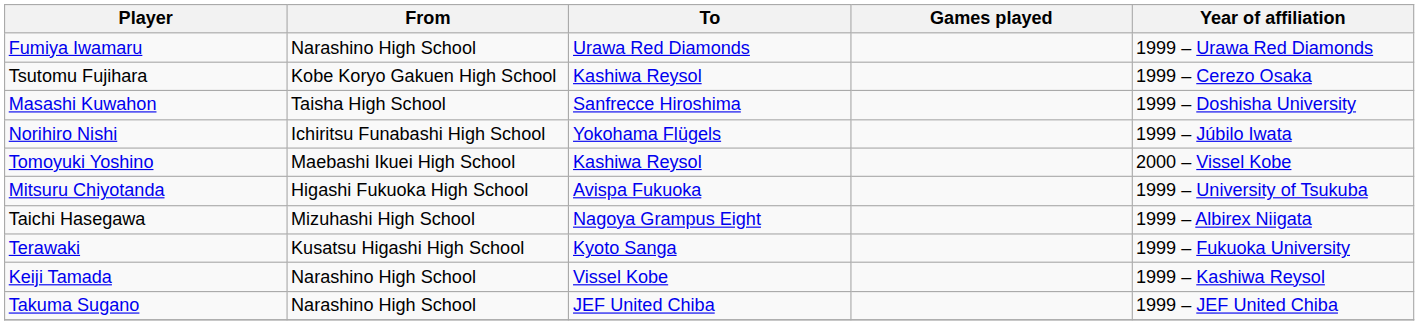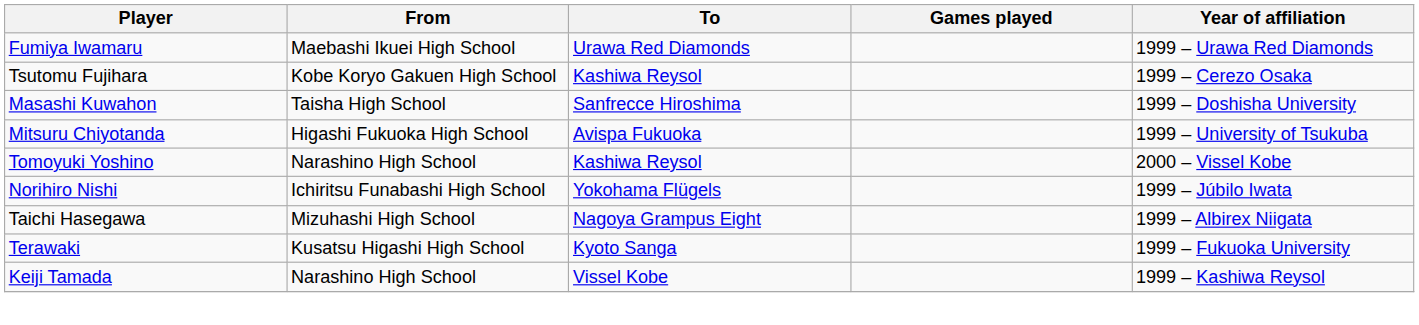(384, 47) Narashino High School -> (403, 47) Maebashi Ikuei High School
rows swapped: (87, 190) <-> (63, 133)
(403, 162) Maebashi Ikuei High School -> (384, 162) Narashino High School
- row: (74, 305)
